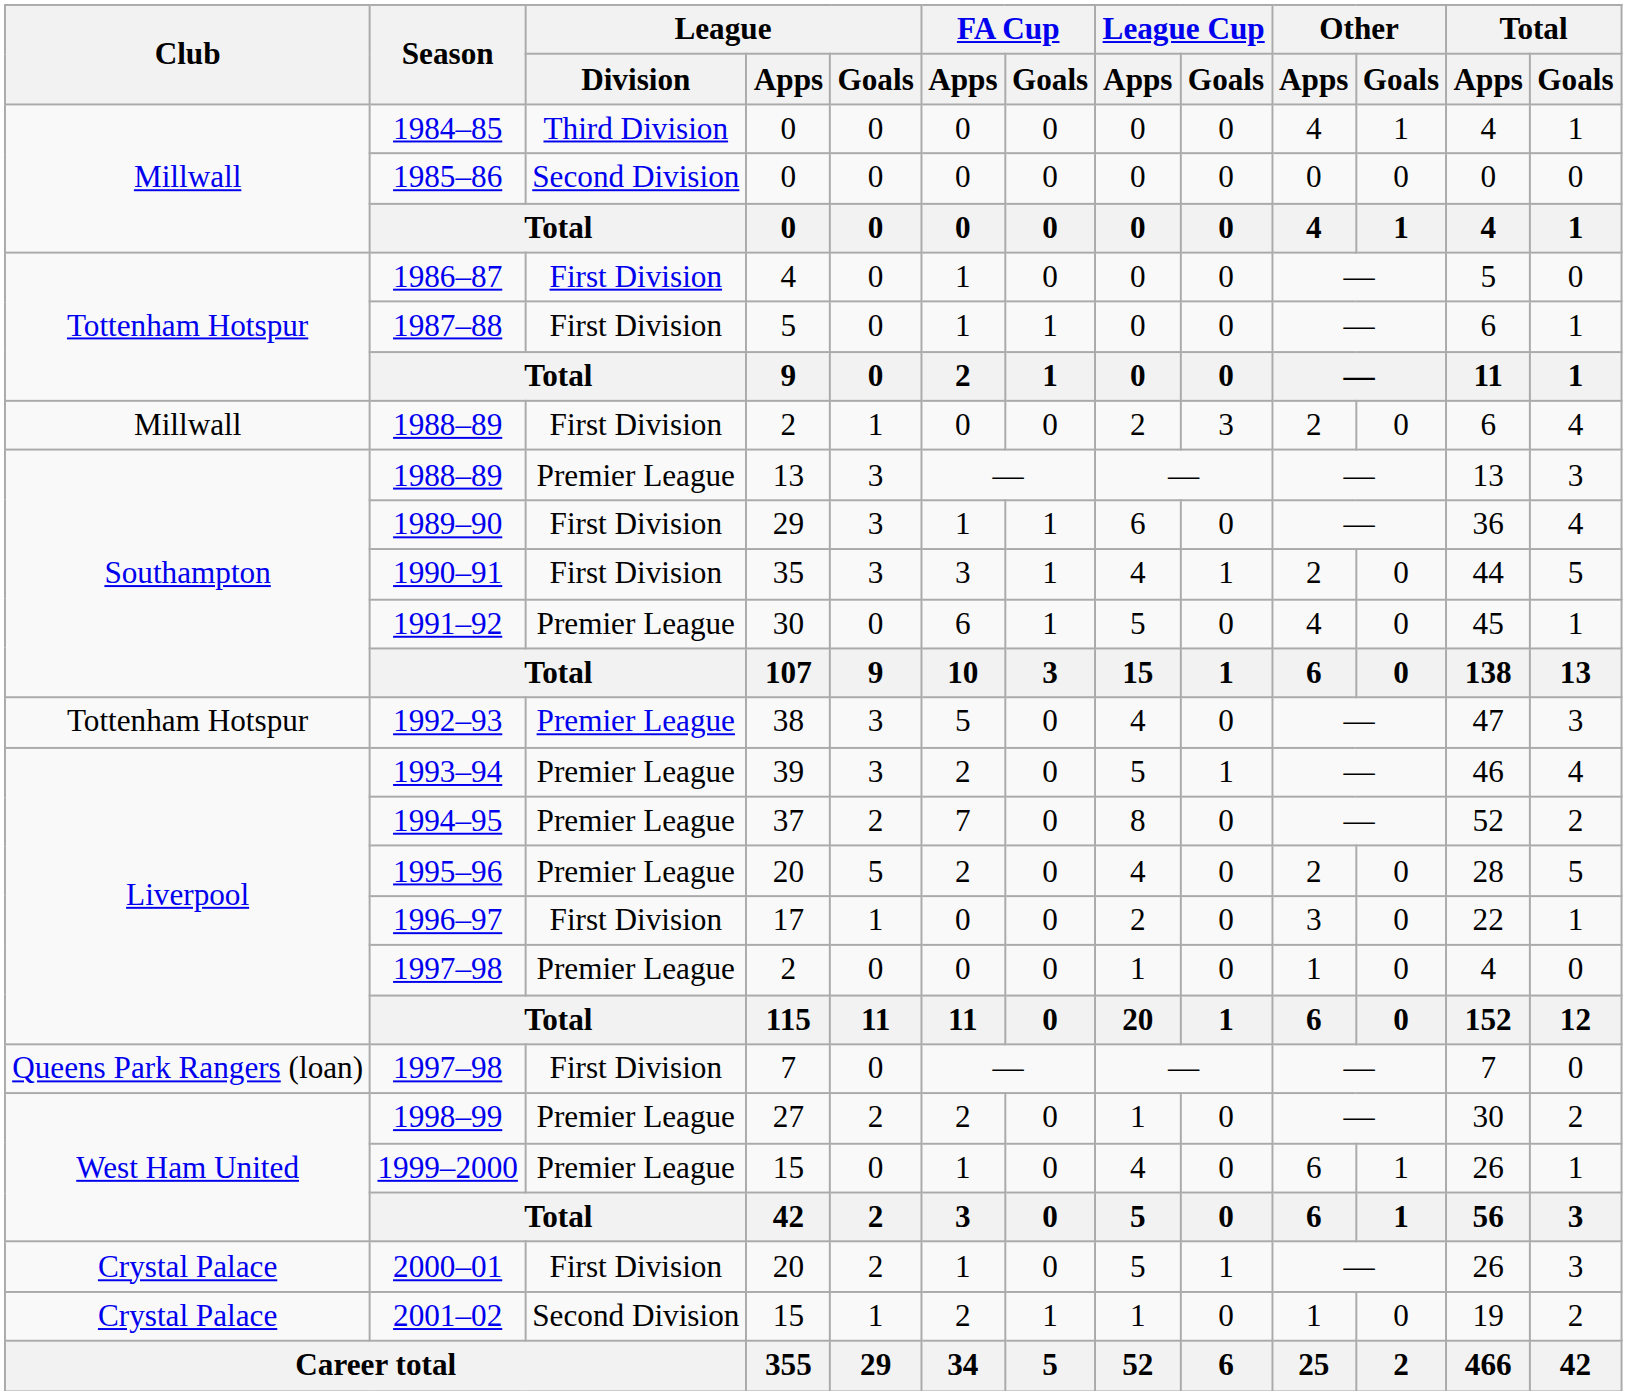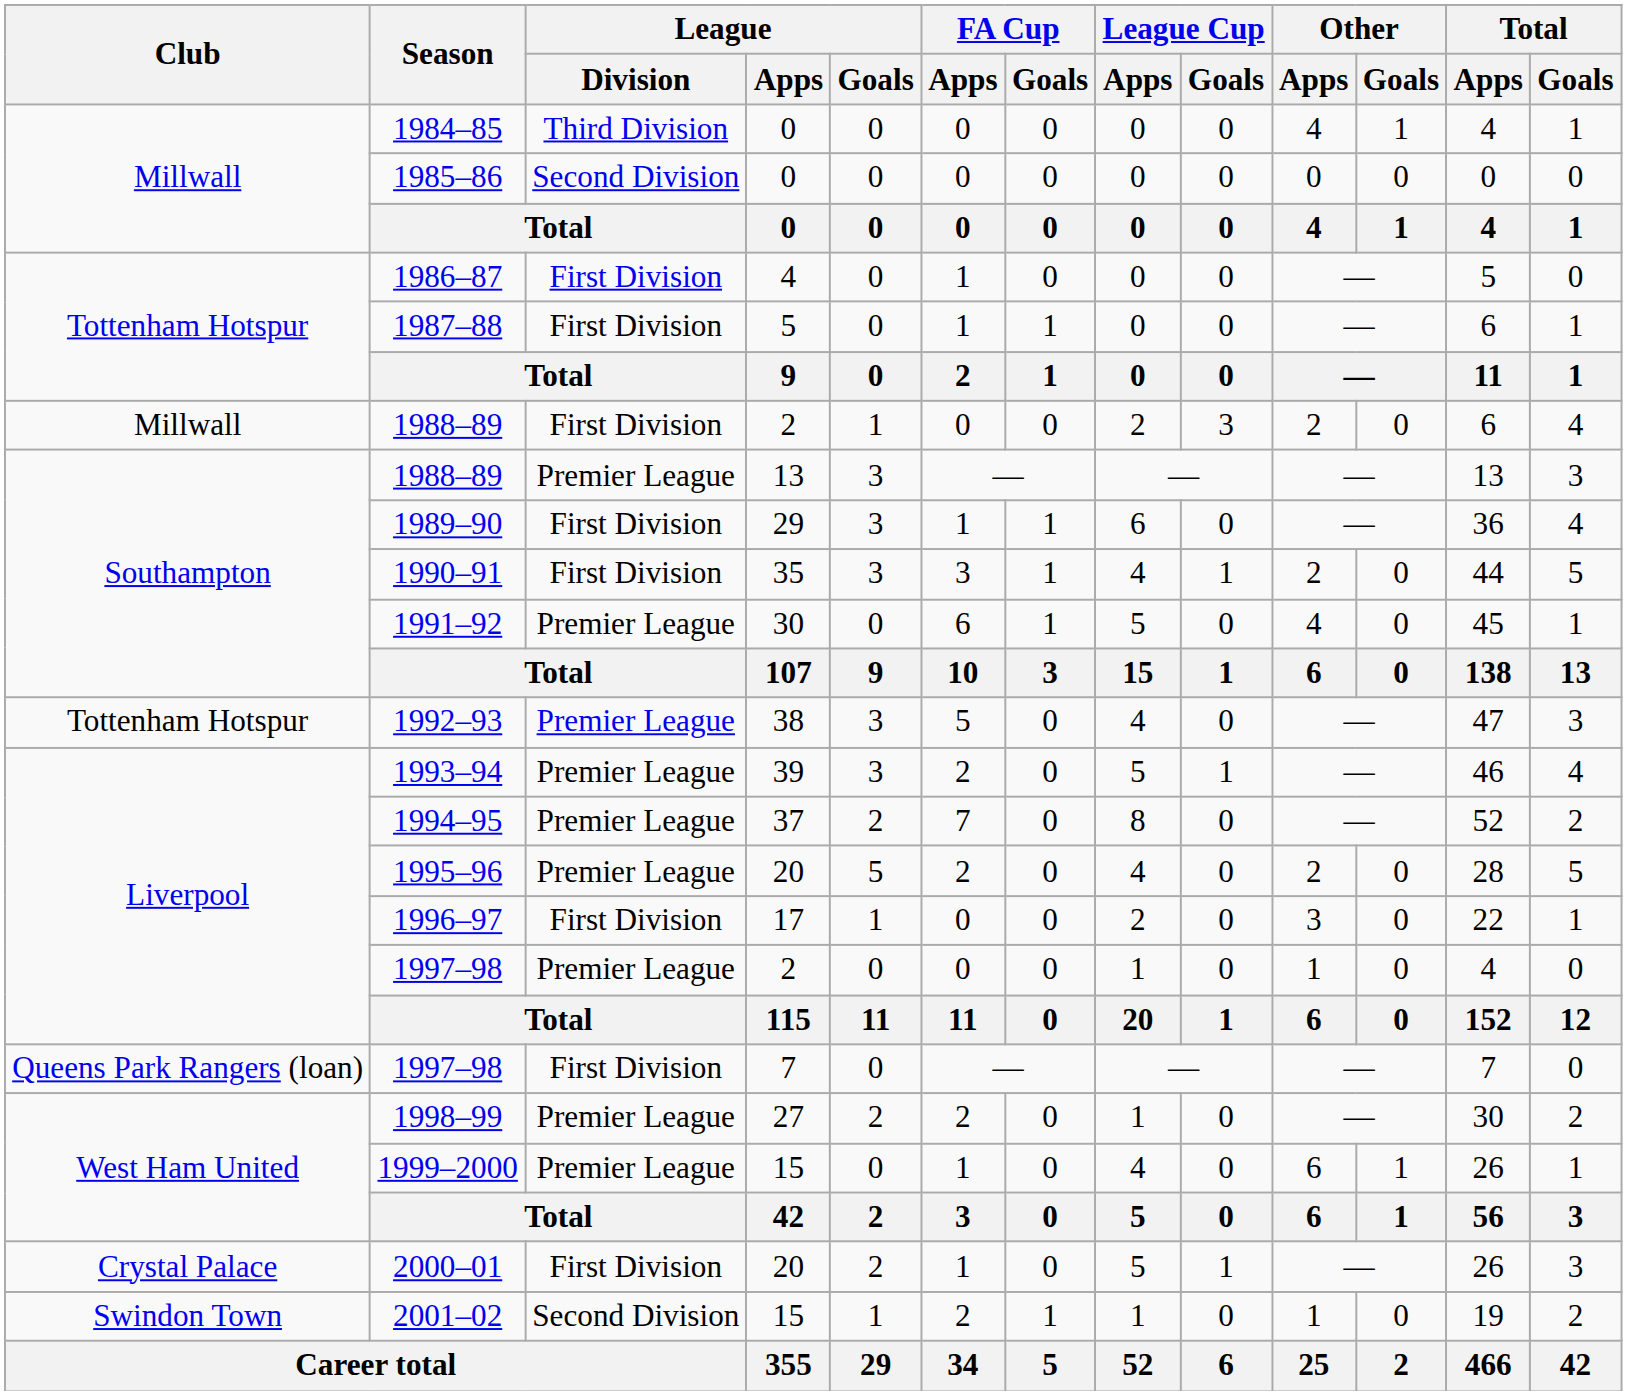(188, 1315) Crystal Palace -> (188, 1315) Swindon Town
